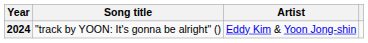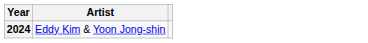- column: (128, 12)
